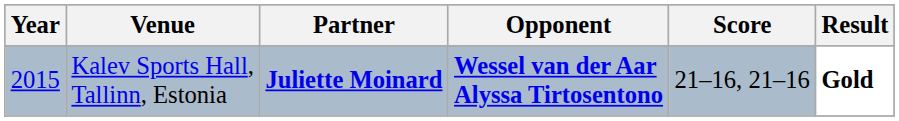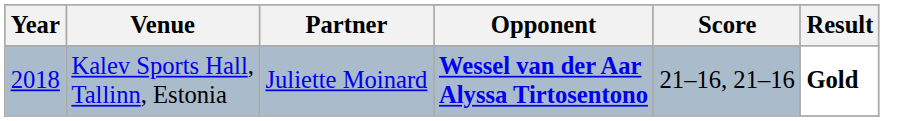(35, 80) 2015 -> (35, 80) 2018
(354, 80) bold -> (346, 80) normal
